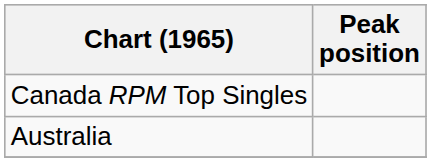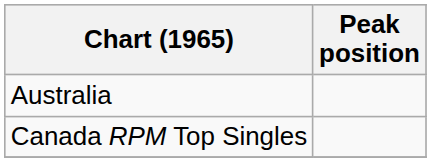rows swapped: (61, 136) <-> (159, 95)
